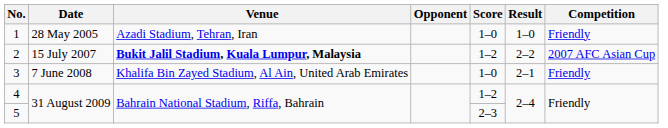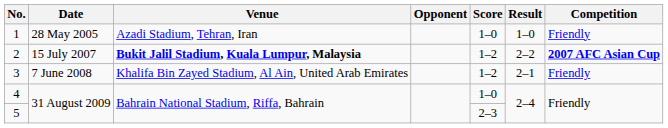(602, 53) normal -> (604, 53) bold
(488, 73) 1–0 -> (488, 73) 1–2
(488, 93) 1–2 -> (488, 93) 1–0
